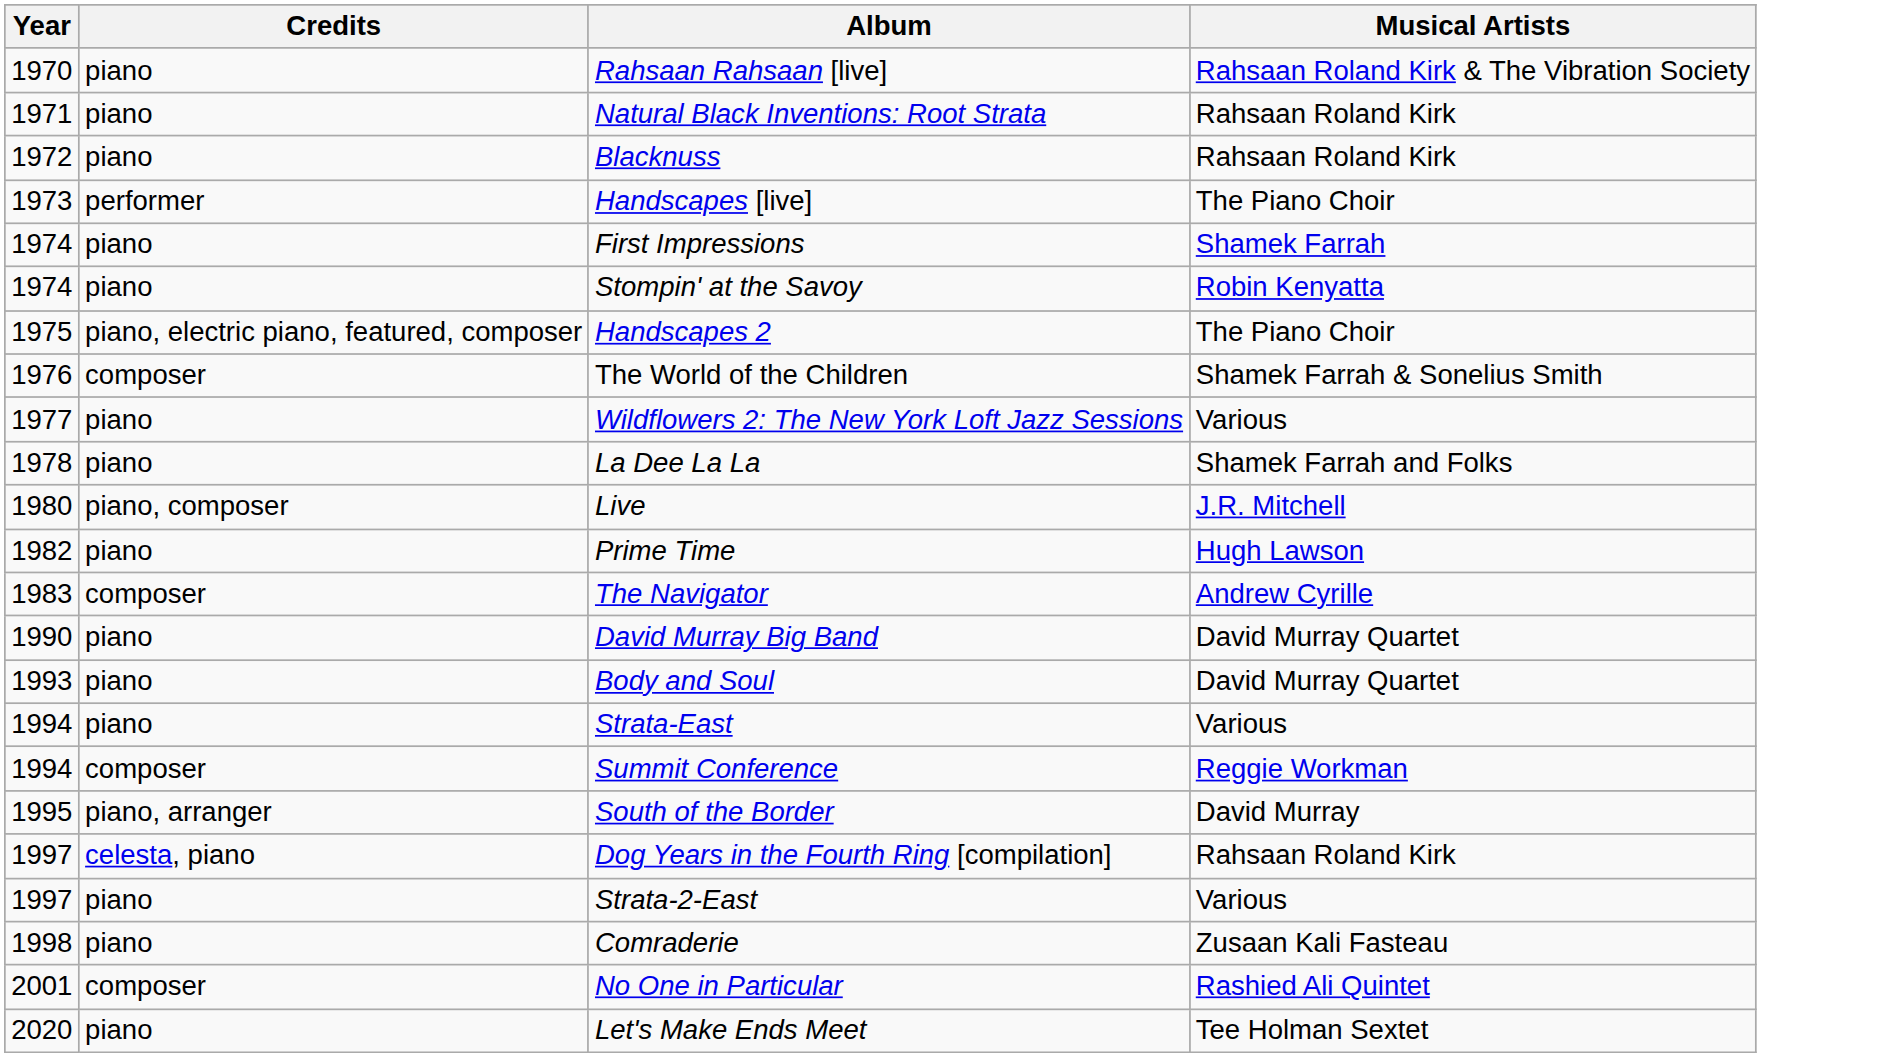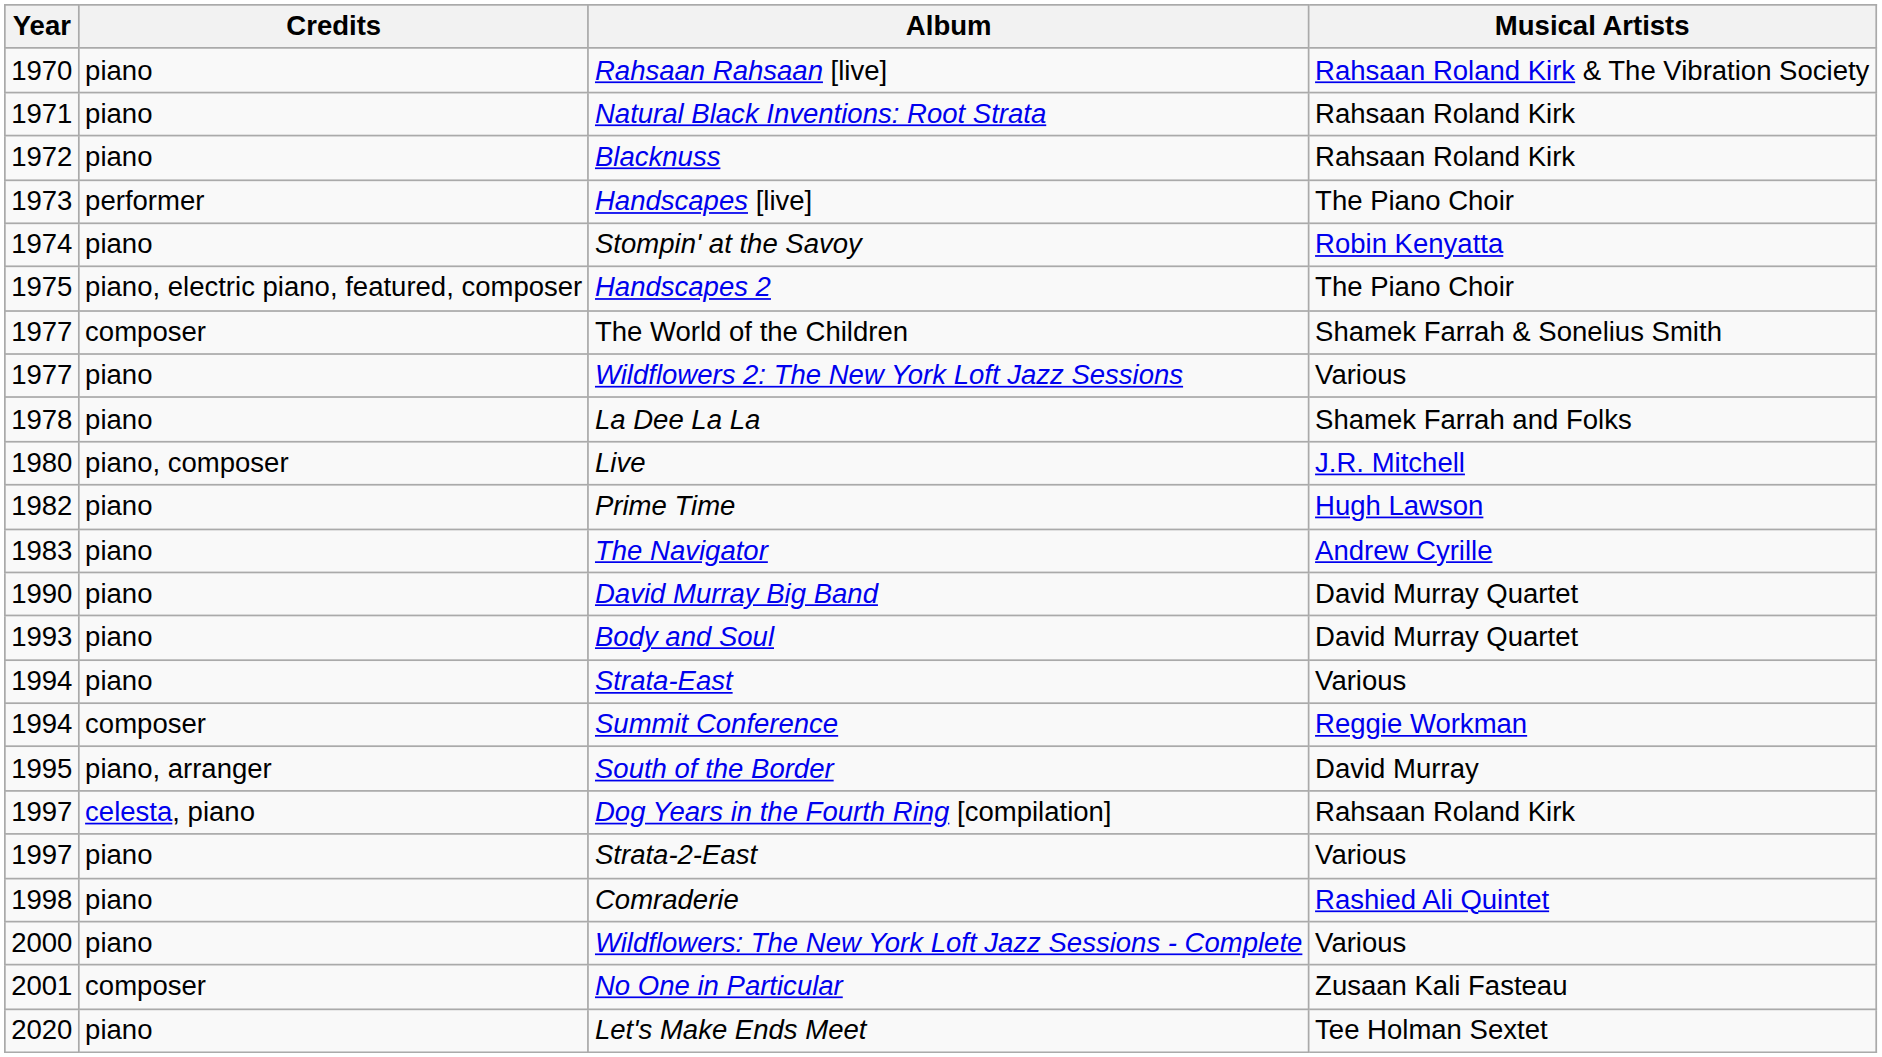- row: (700, 244)
(42, 375) 1976 -> (42, 331) 1977
(146, 593) composer -> (119, 550) piano
(1322, 942) Zusaan Kali Fasteau -> (1432, 899) Rashied Ali Quintet
+ row: (949, 942)
(1313, 986) Rashied Ali Quintet -> (1441, 986) Zusaan Kali Fasteau
